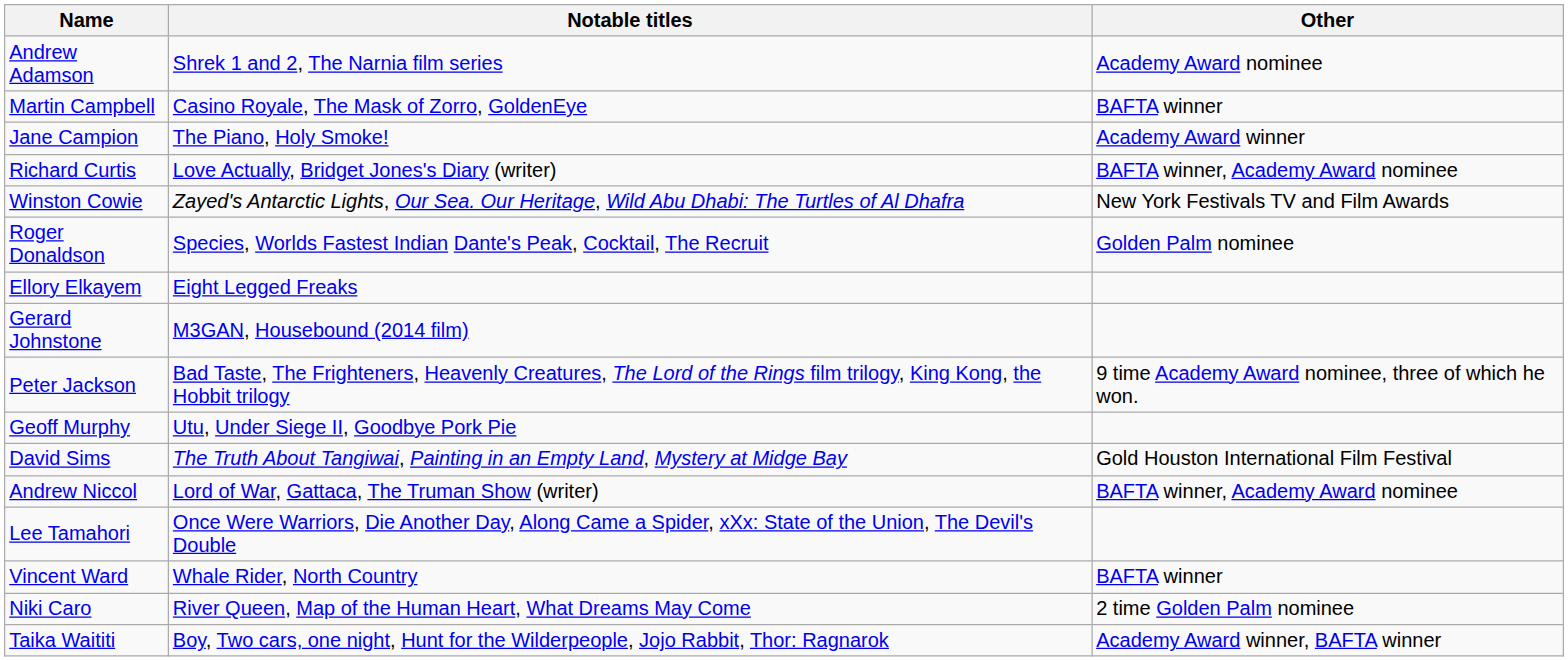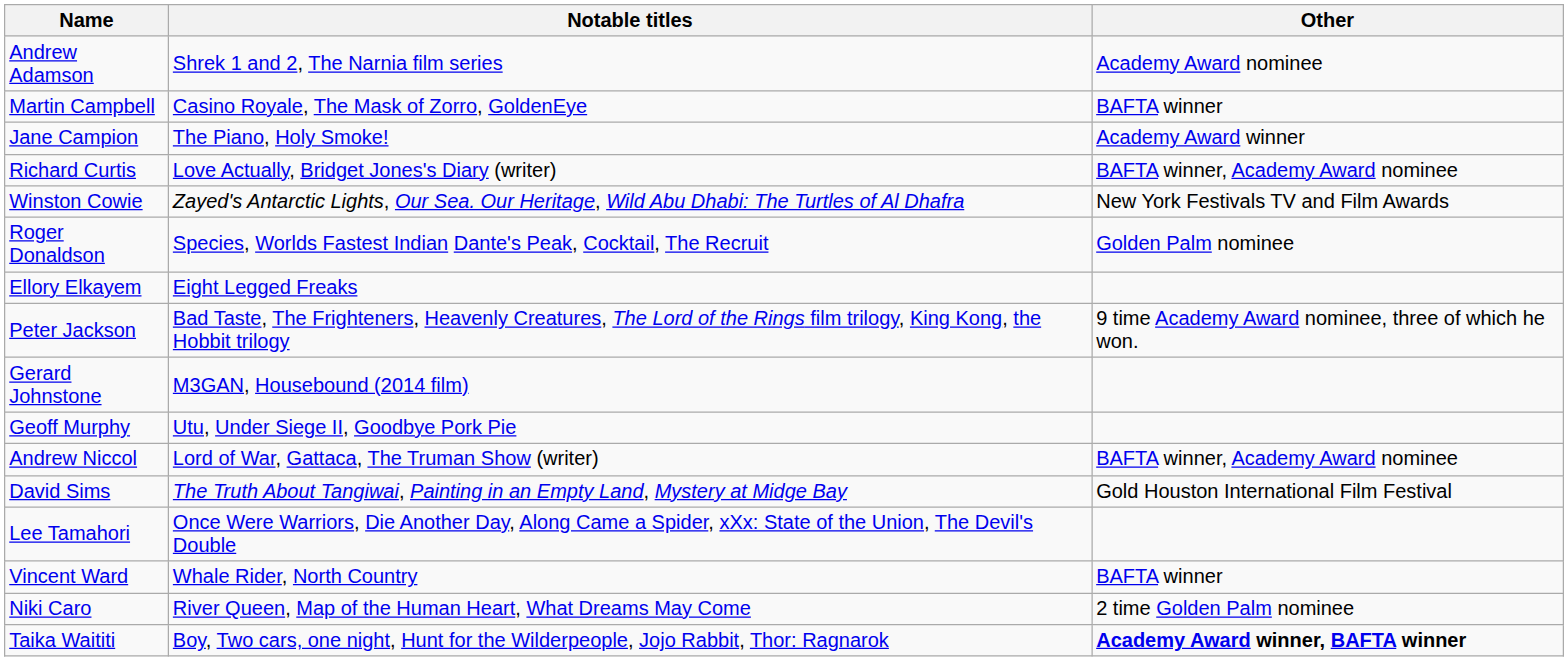rows swapped: (73, 384) <-> (55, 330)
rows swapped: (73, 490) <-> (60, 459)
(1269, 640) normal -> (1281, 640) bold
